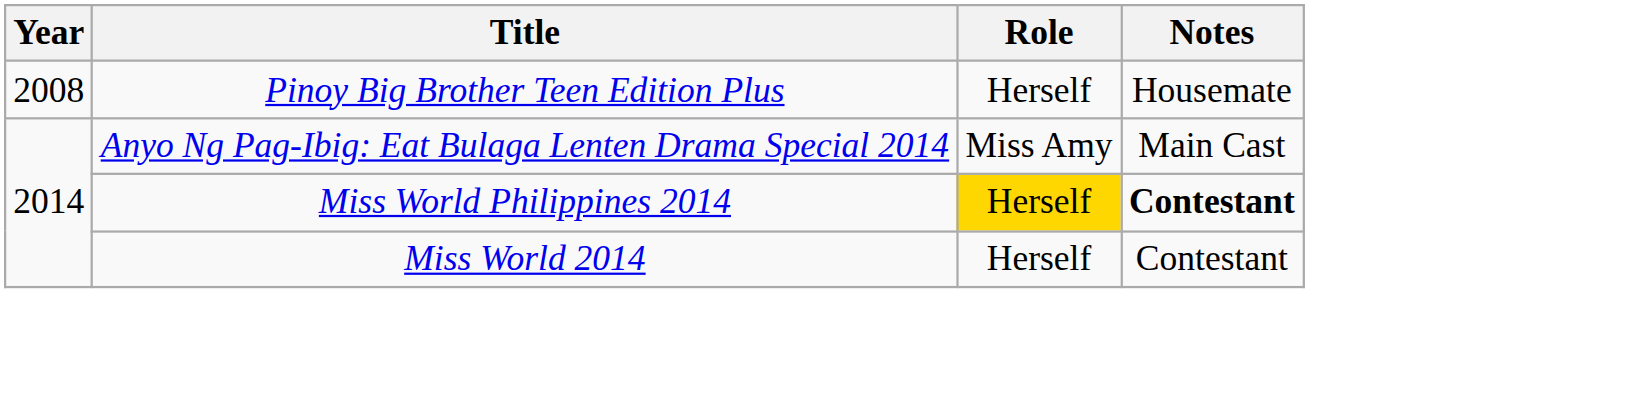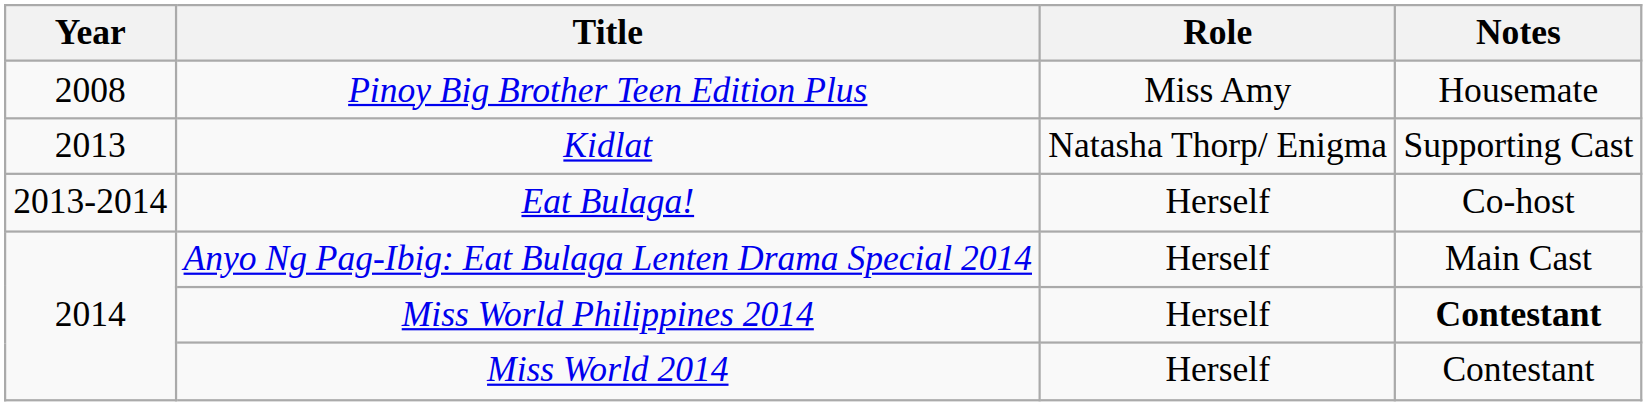(1039, 88) Herself -> (1218, 88) Miss Amy
+ row: (608, 145)
+ row: (608, 201)
(1039, 145) Miss Amy -> (1218, 257) Herself
(1039, 201) gold background -> (1218, 314) no background
